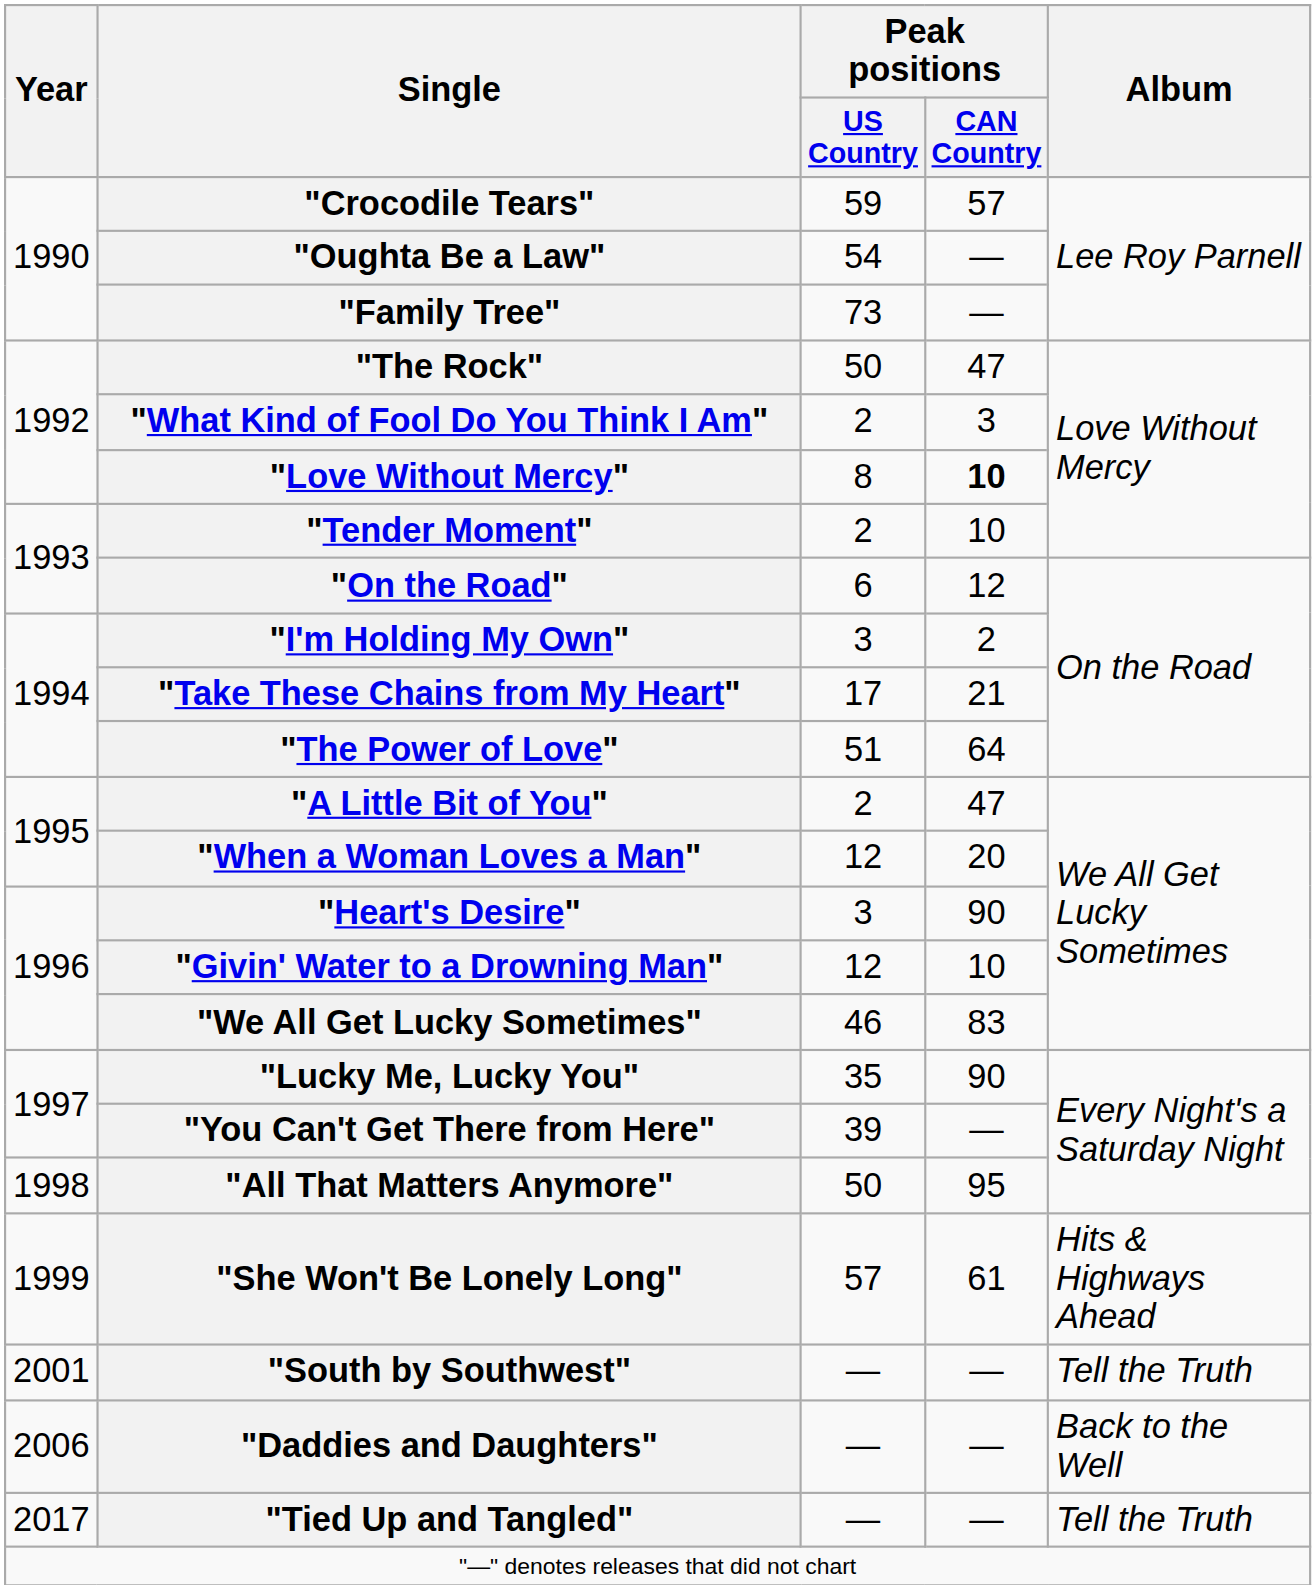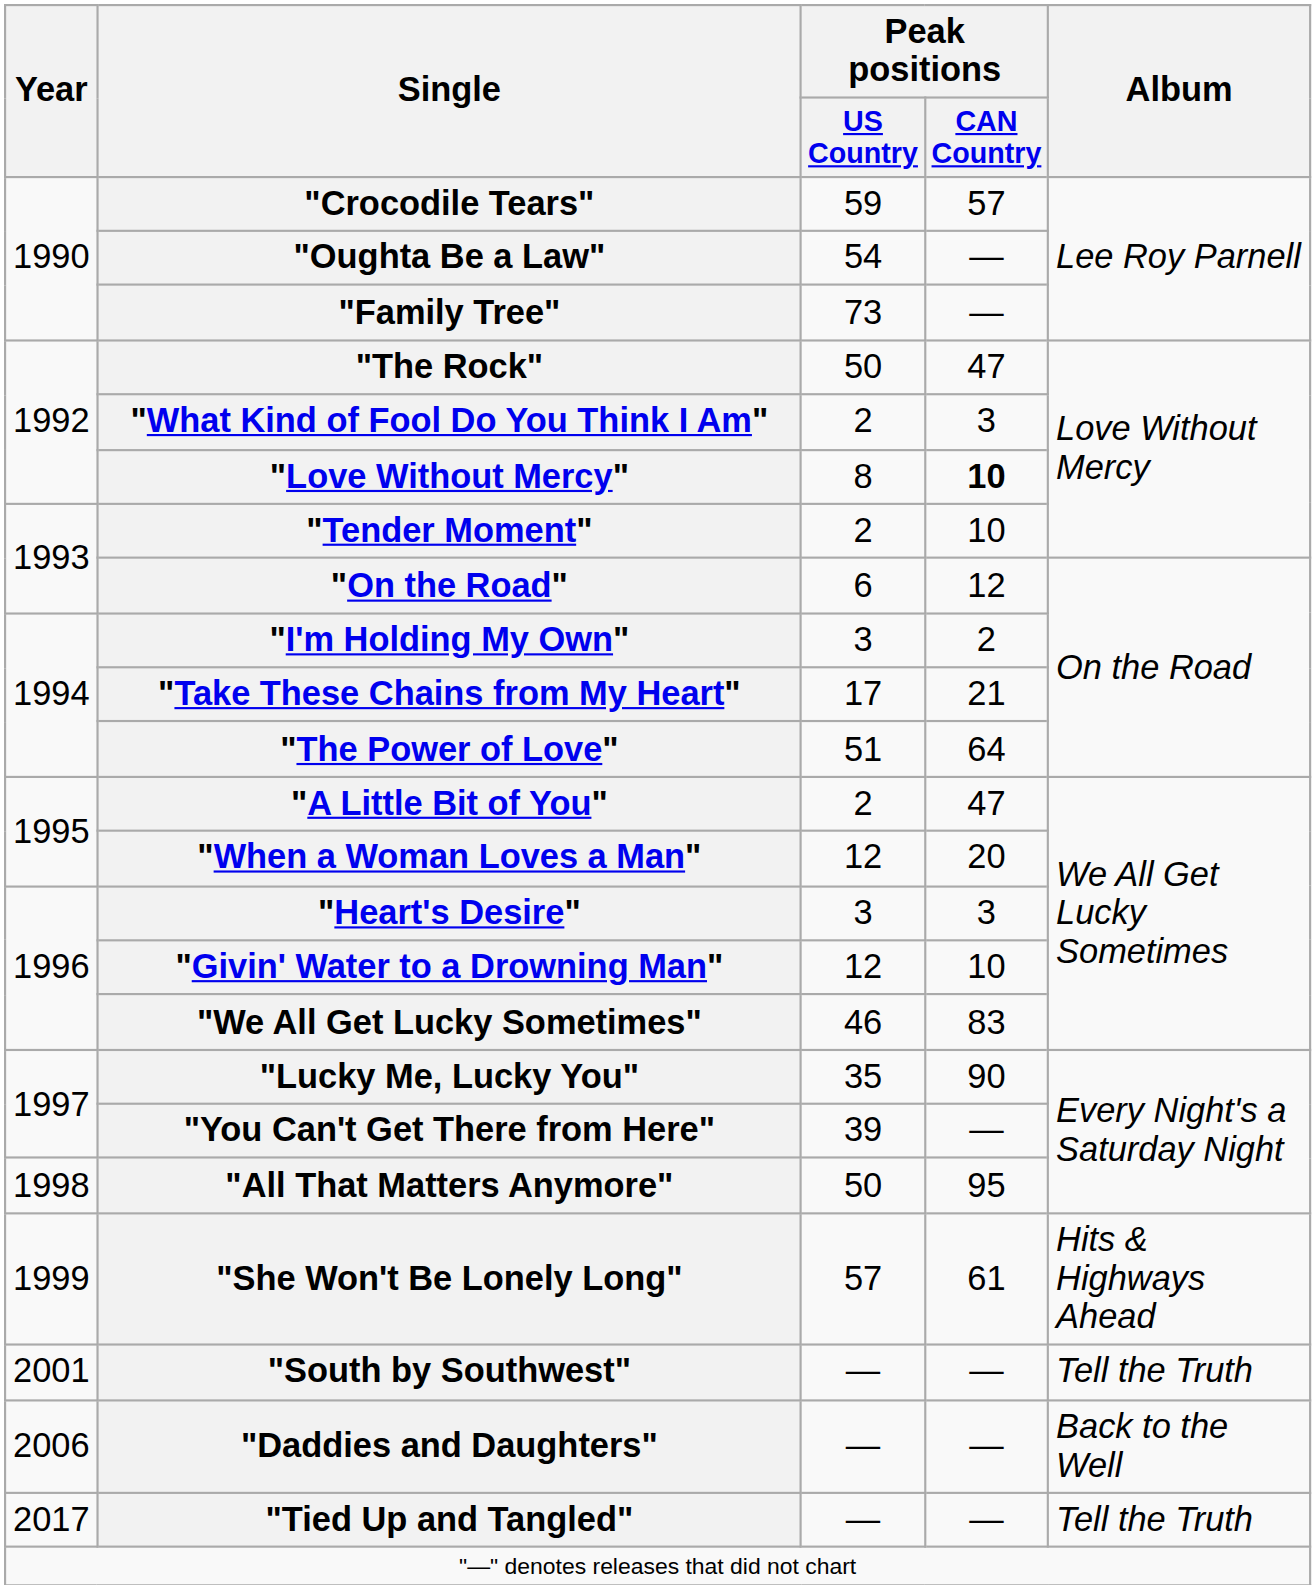(986, 912) 90 -> (986, 912) 3
